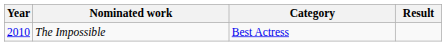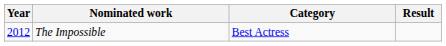(19, 31) 2010 -> (19, 31) 2012
